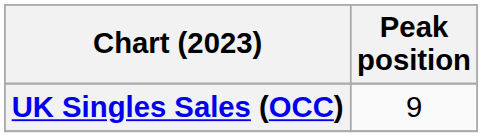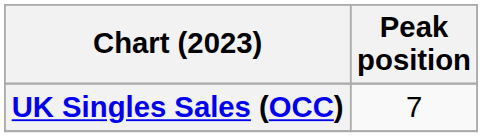(414, 107) 9 -> (414, 107) 7
